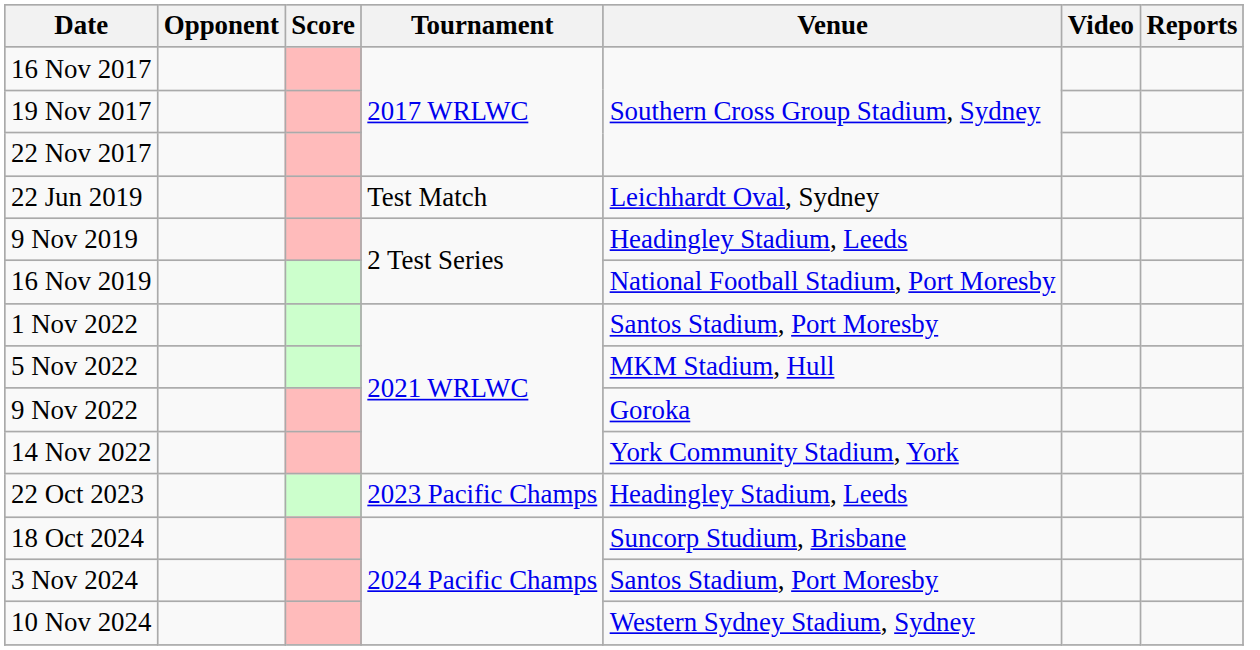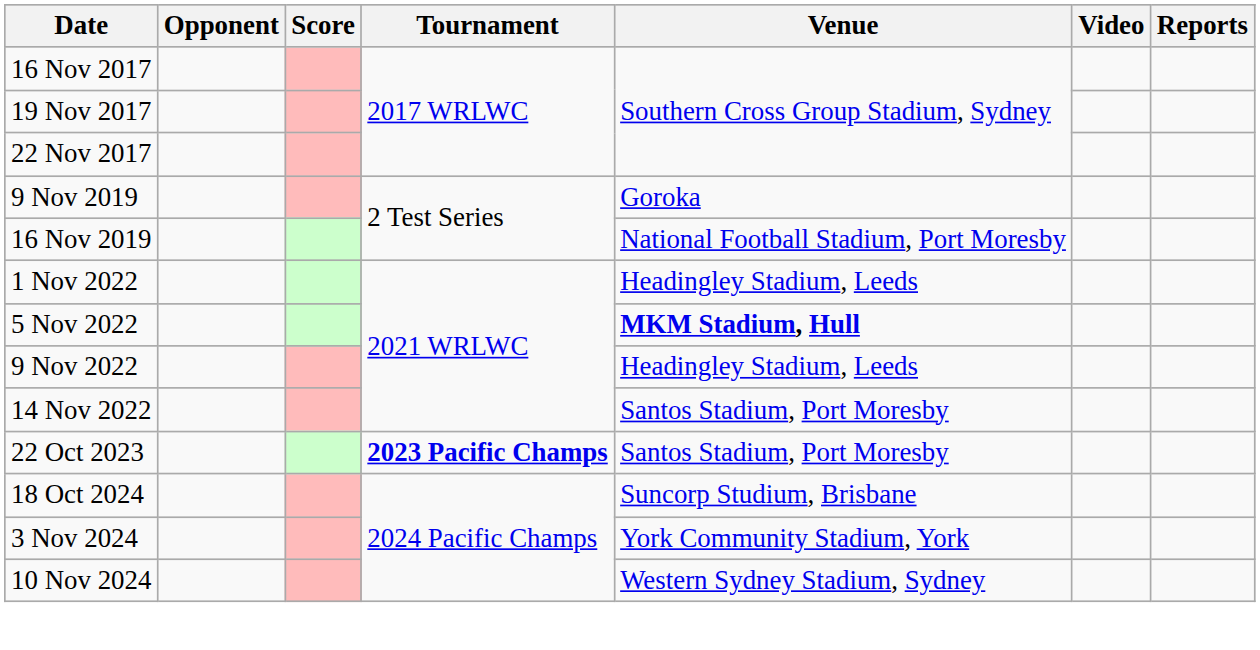- row: (77, 196)
(759, 238) Headingley Stadium, Leeds -> (660, 196) Goroka
(774, 324) Santos Stadium, Port Moresby -> (769, 281) Headingley Stadium, Leeds
(722, 366) normal -> (740, 324) bold
(650, 409) Goroka -> (769, 366) Headingley Stadium, Leeds
(784, 452) York Community Stadium, York -> (784, 409) Santos Stadium, Port Moresby
(482, 494) normal -> (488, 452) bold
(759, 494) Headingley Stadium, Leeds -> (784, 452) Santos Stadium, Port Moresby
(774, 580) Santos Stadium, Port Moresby -> (795, 537) York Community Stadium, York
